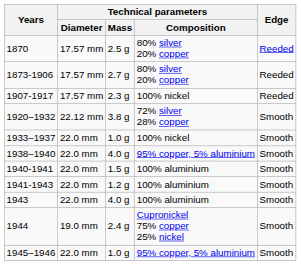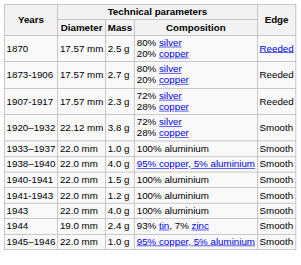(163, 96) 100% nickel -> (163, 101) 72% silver 28% copper
(163, 138) 100% nickel -> (173, 149) 100% aluminium
(163, 226) Cupronickel 75% copper 25% nickel -> (173, 226) 93% tin, 7% zinc
